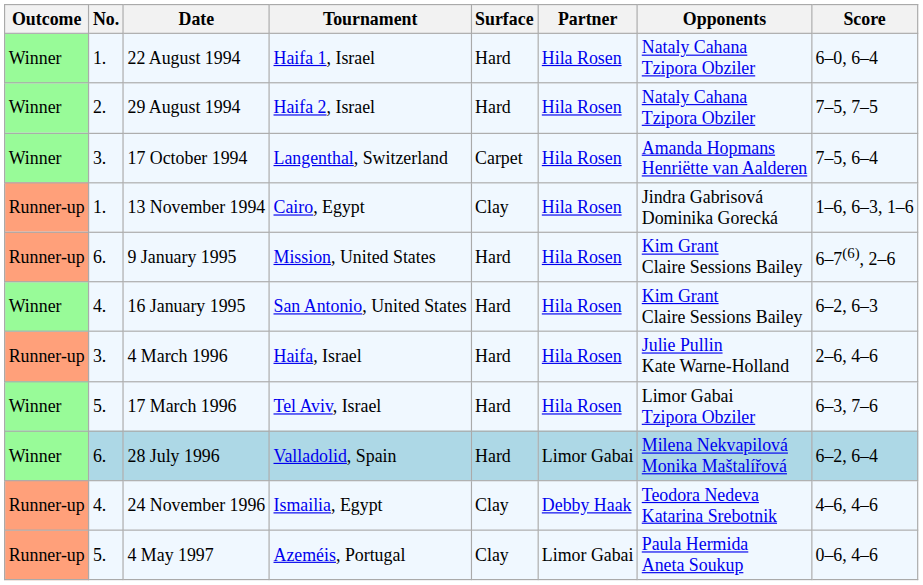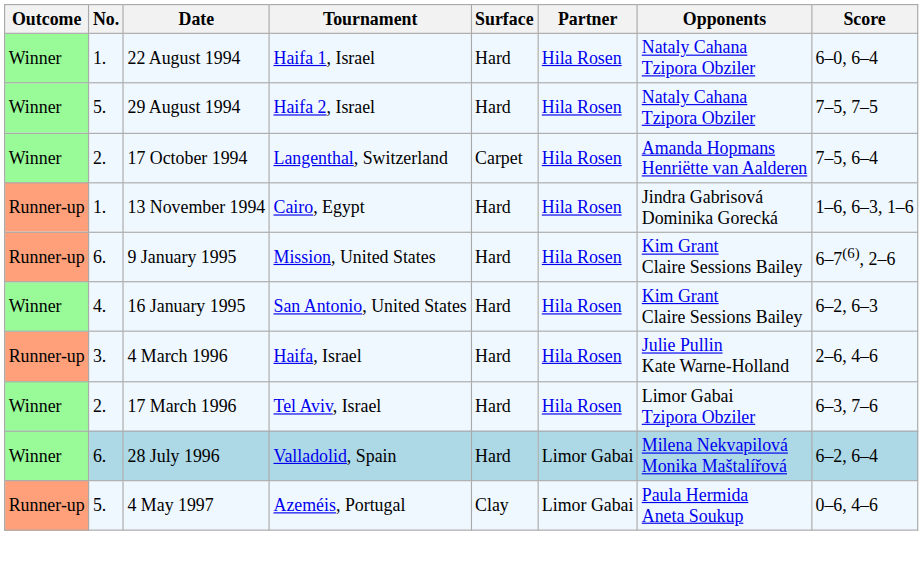(100, 107) 2. -> (100, 107) 5.
(100, 157) 3. -> (100, 157) 2.
(492, 206) Clay -> (493, 206) Hard
(100, 405) 5. -> (100, 405) 2.
- row: (196, 504)
